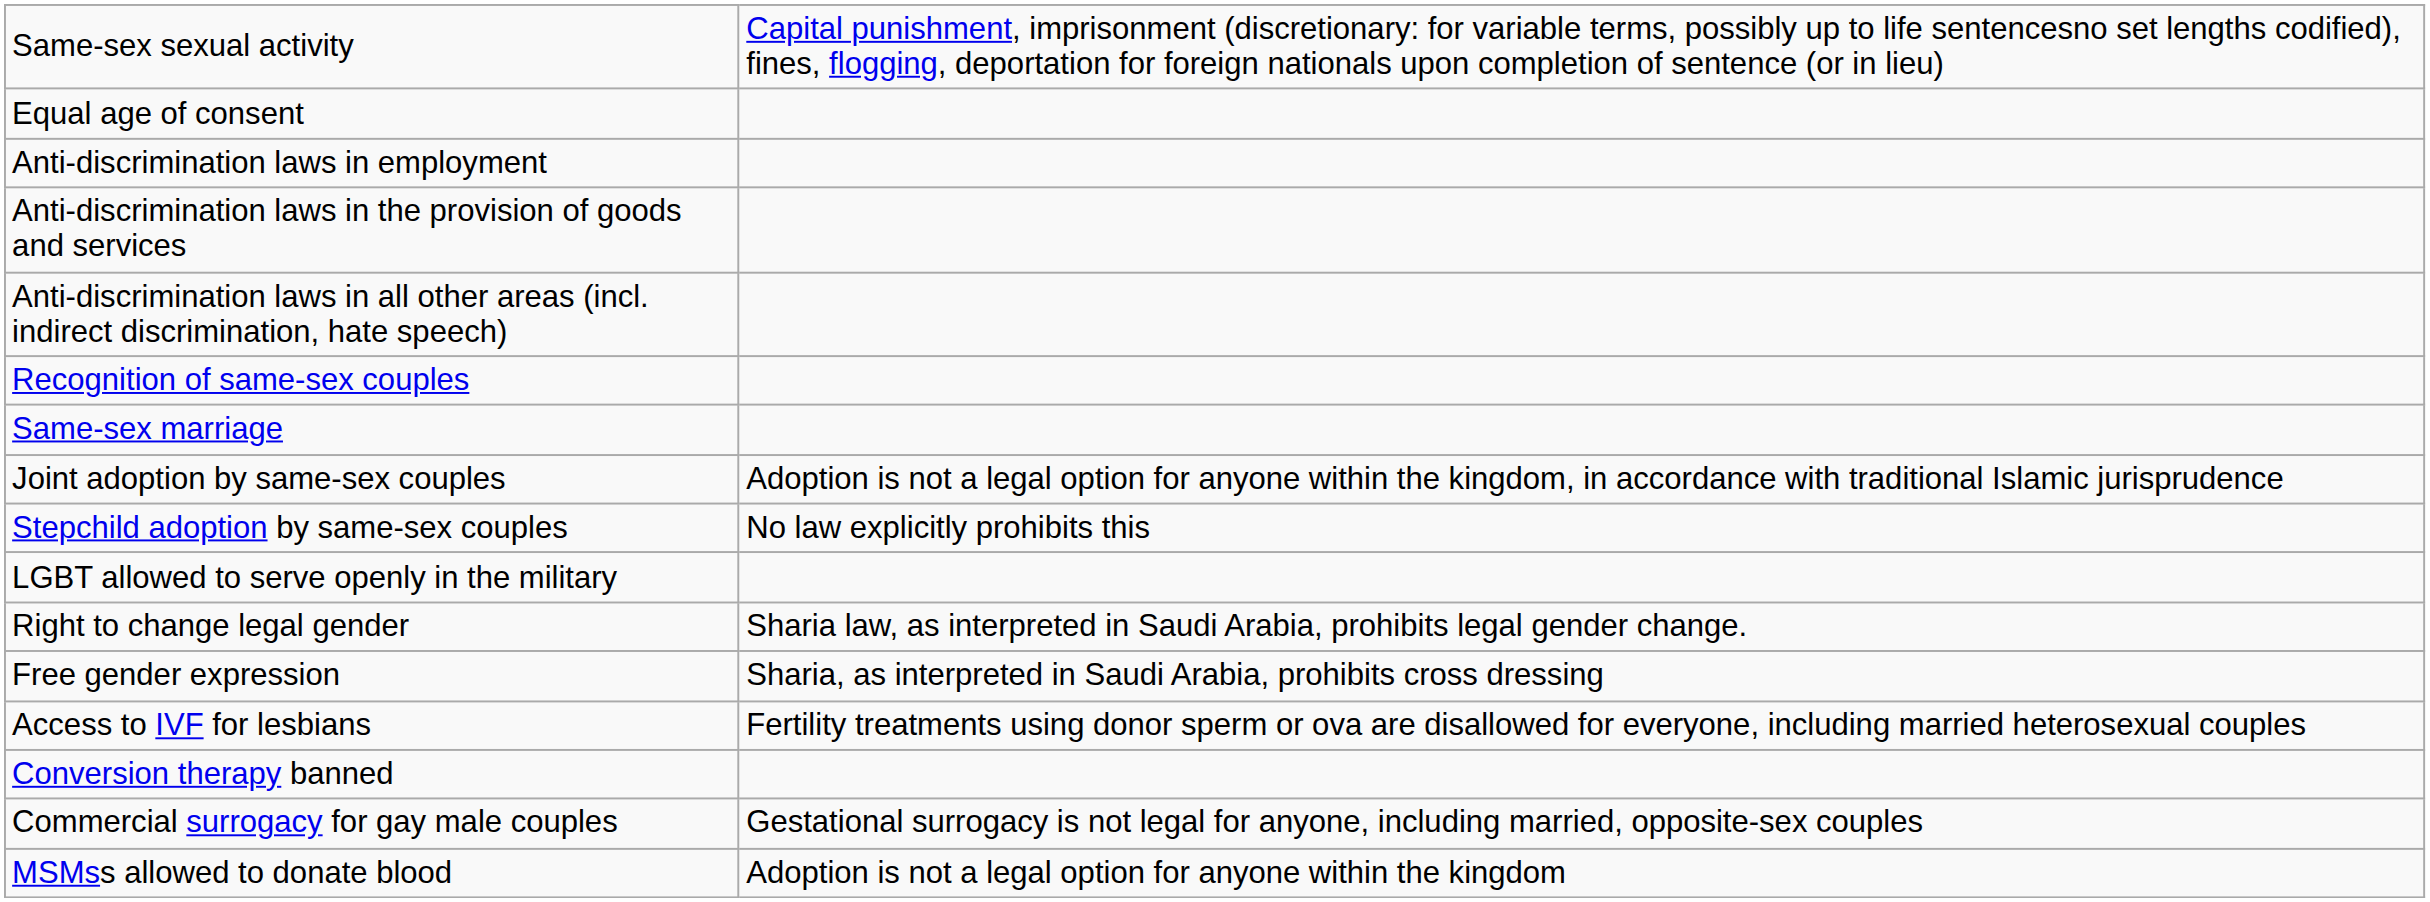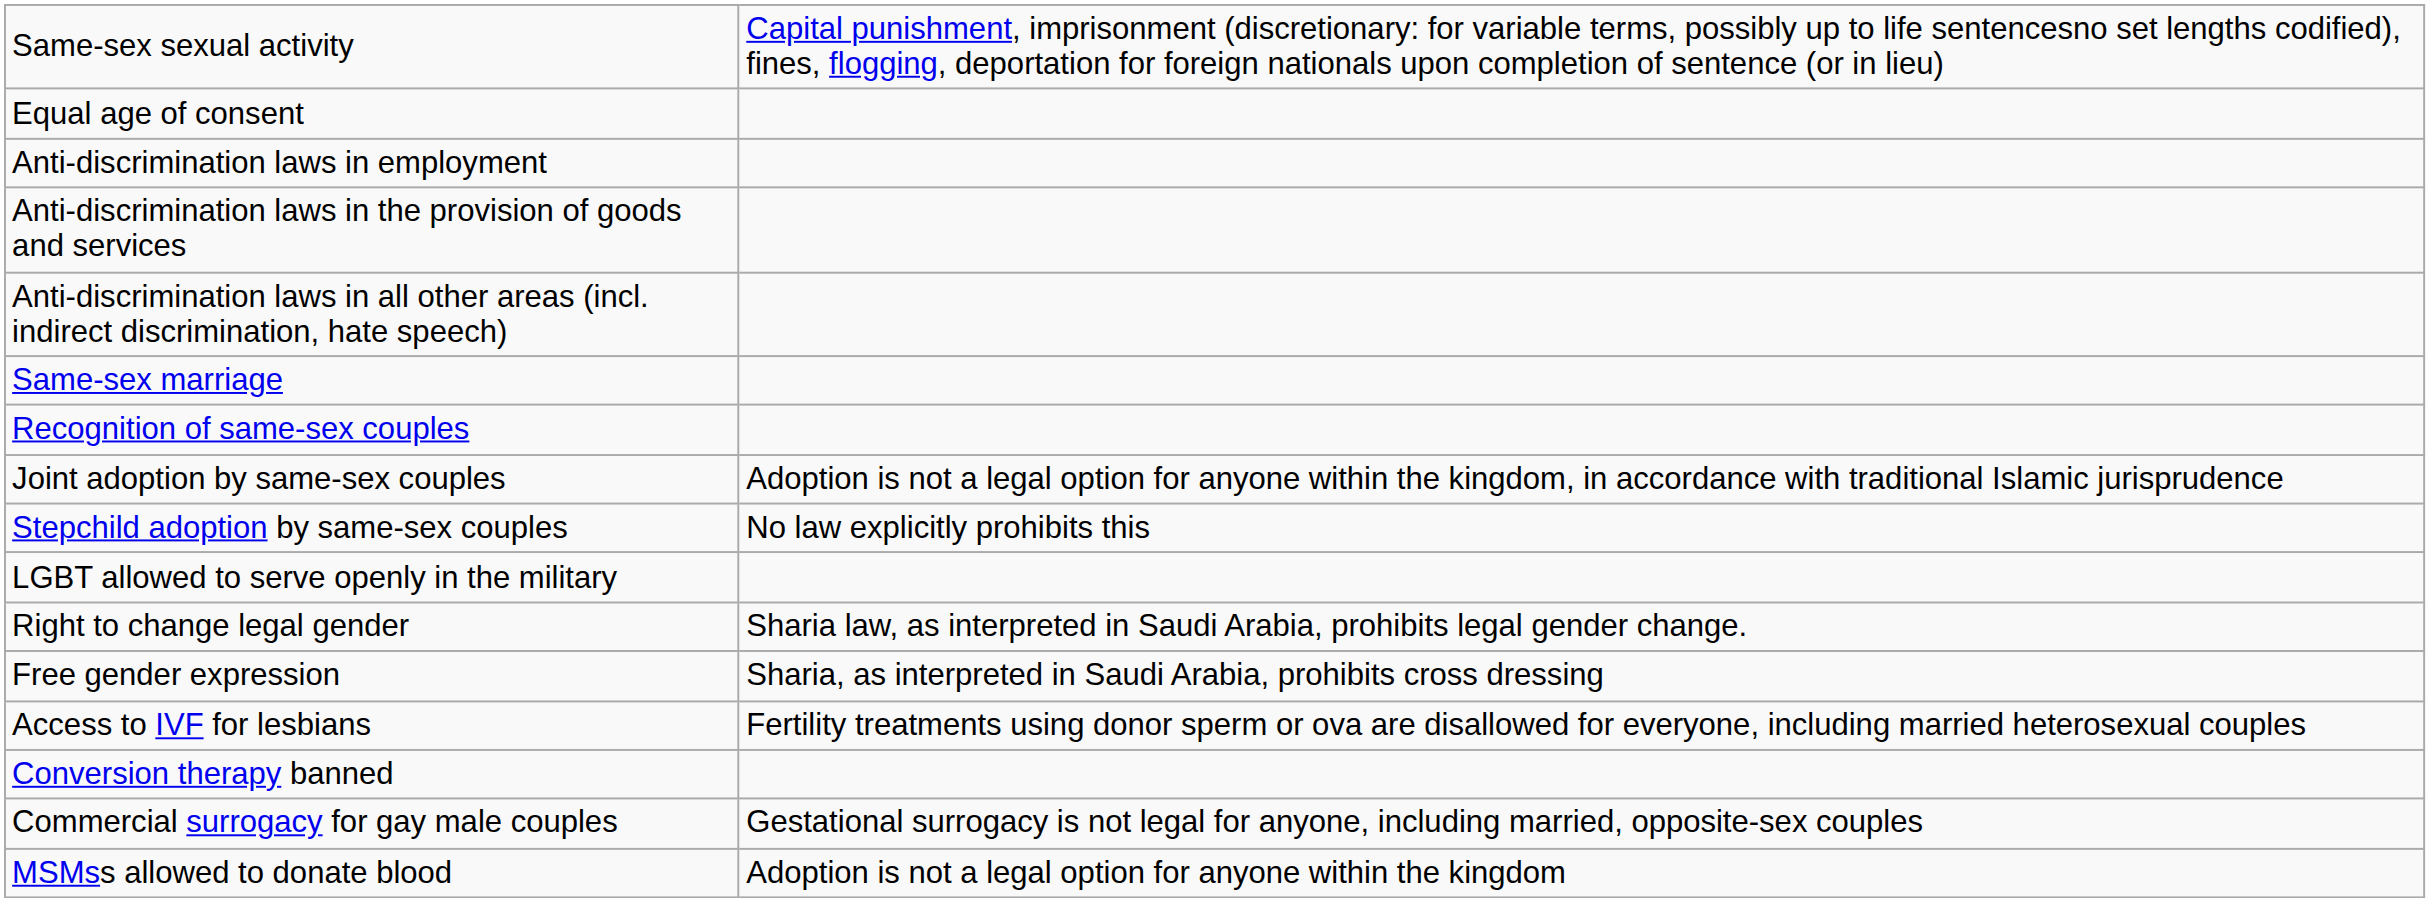rows swapped: (148, 429) <-> (241, 380)
